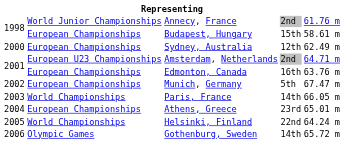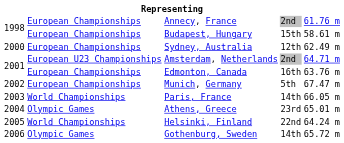(94, 21) World Junior Championships -> (84, 21) European Championships
(84, 109) European Championships -> (61, 109) Olympic Games
